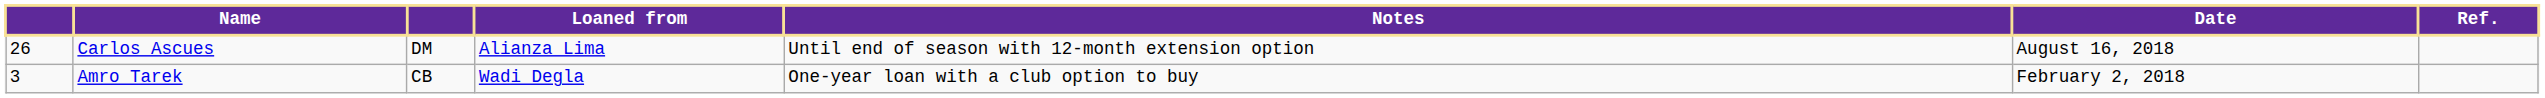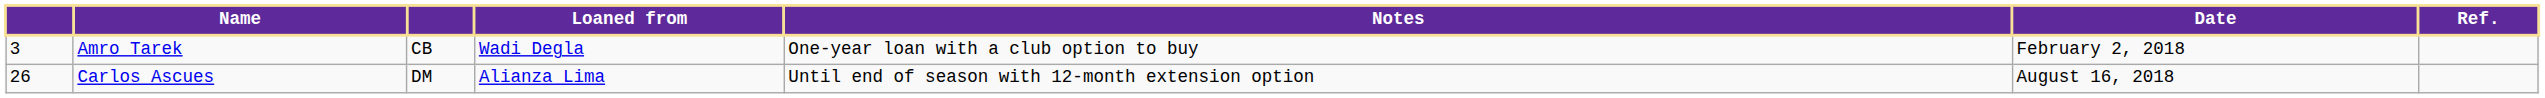rows swapped: (130, 79) <-> (146, 50)
